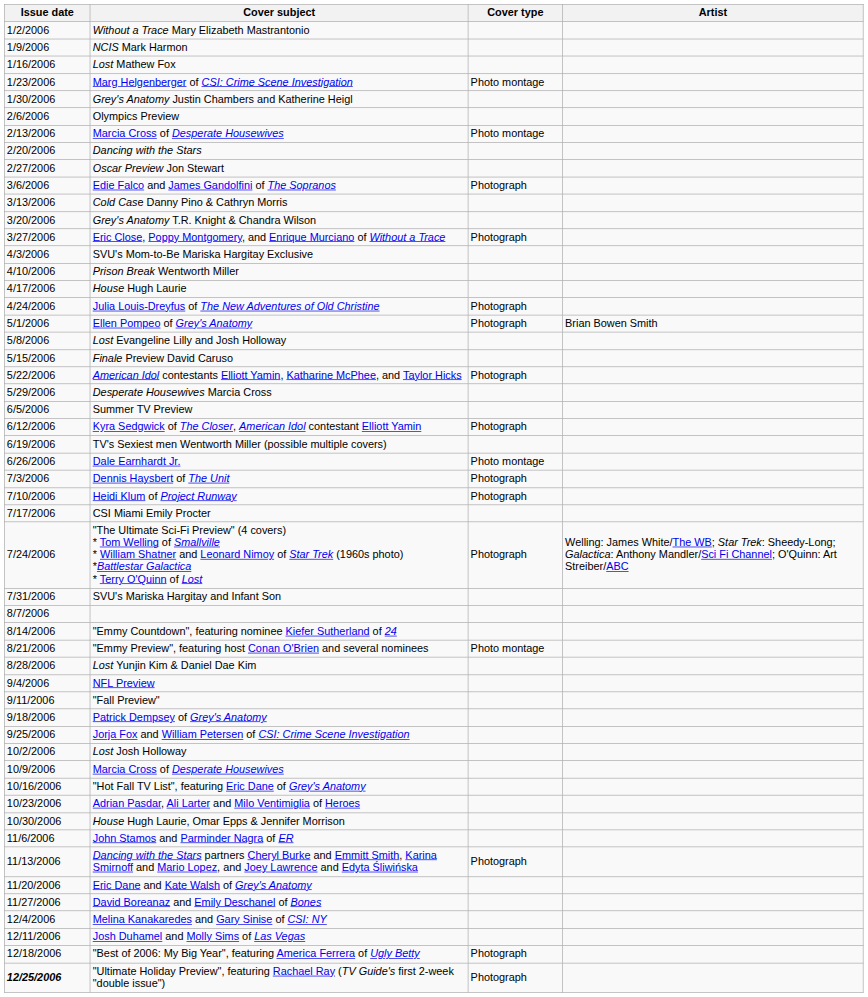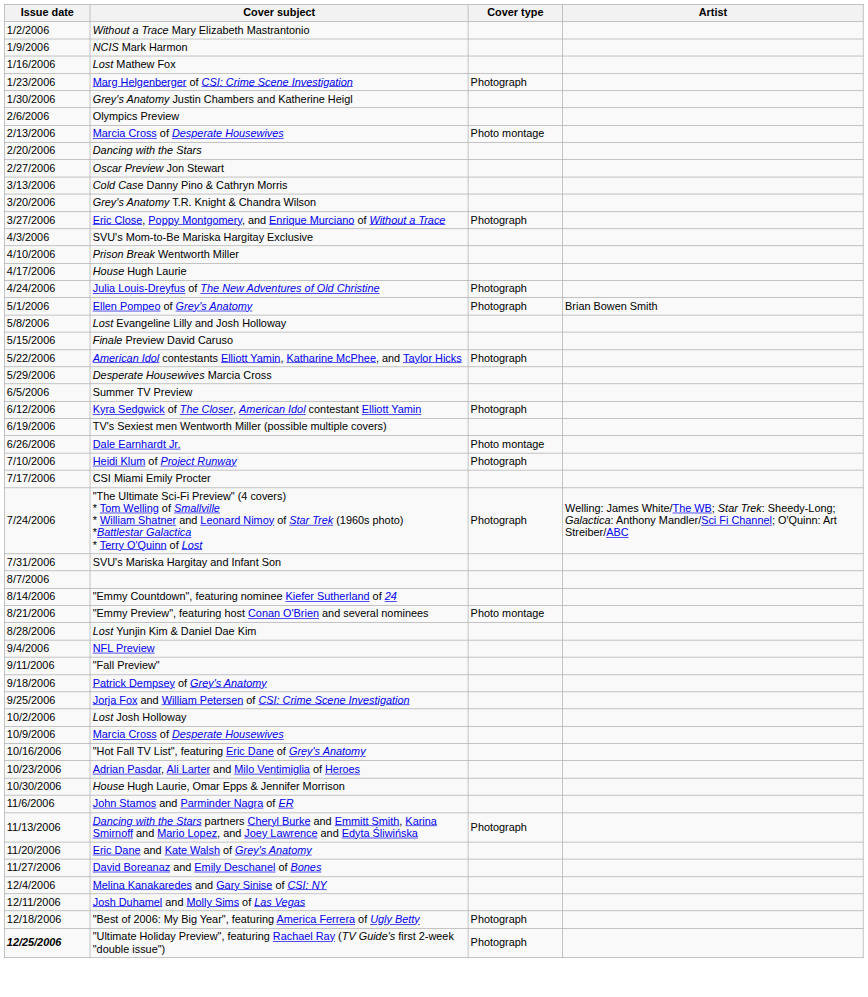(508, 82) Photo montage -> (499, 82) Photograph
- row: (28, 185)
- row: (28, 479)
